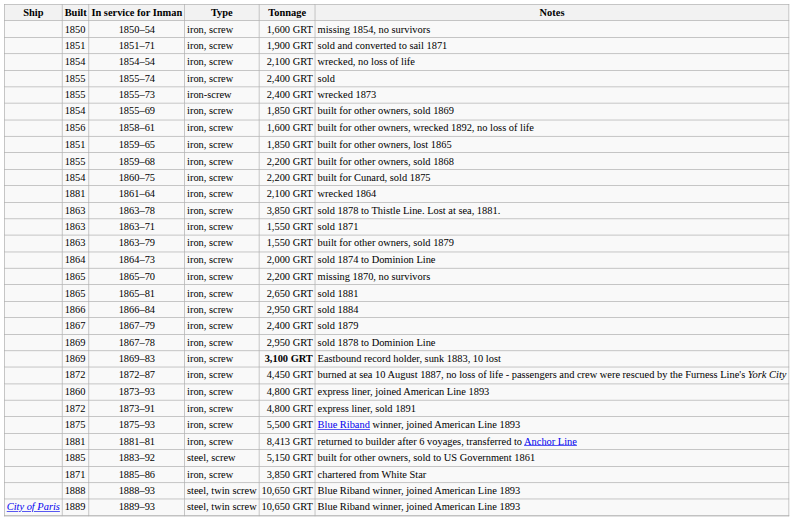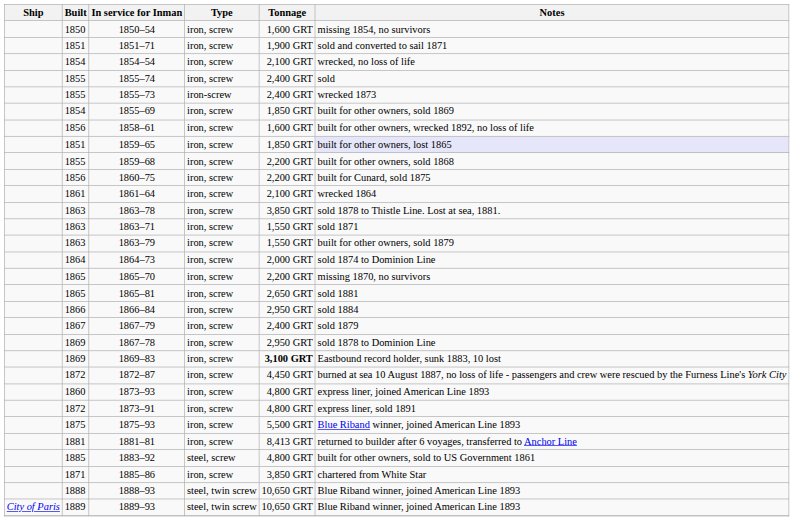(385, 144) no background -> (385, 144) lavender background
(75, 177) 1854 -> (75, 177) 1856
(75, 194) 1881 -> (75, 194) 1861
(290, 458) 5,150 GRT -> (290, 458) 4,800 GRT
